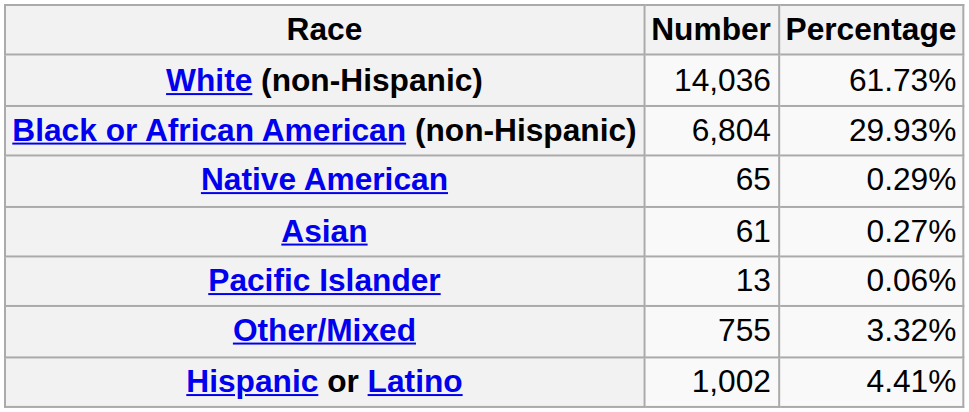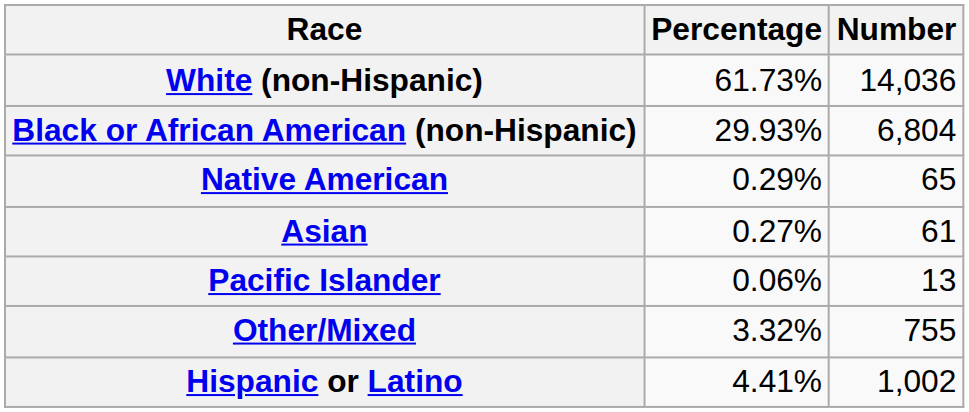columns swapped: (711, 29) <-> (871, 29)
